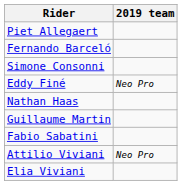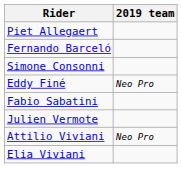- row: (43, 101)
- row: (59, 119)
+ row: (52, 119)
